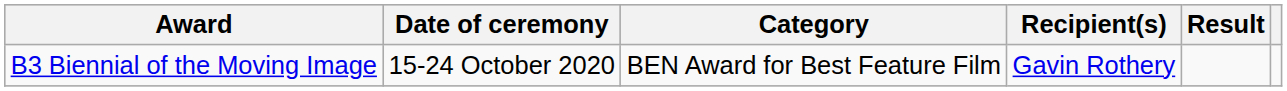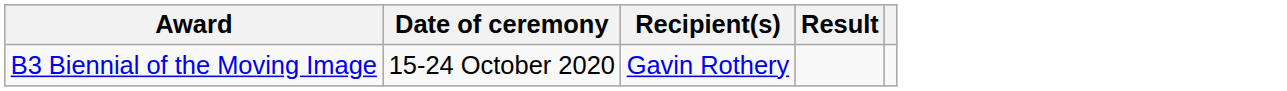- column: (814, 24)
